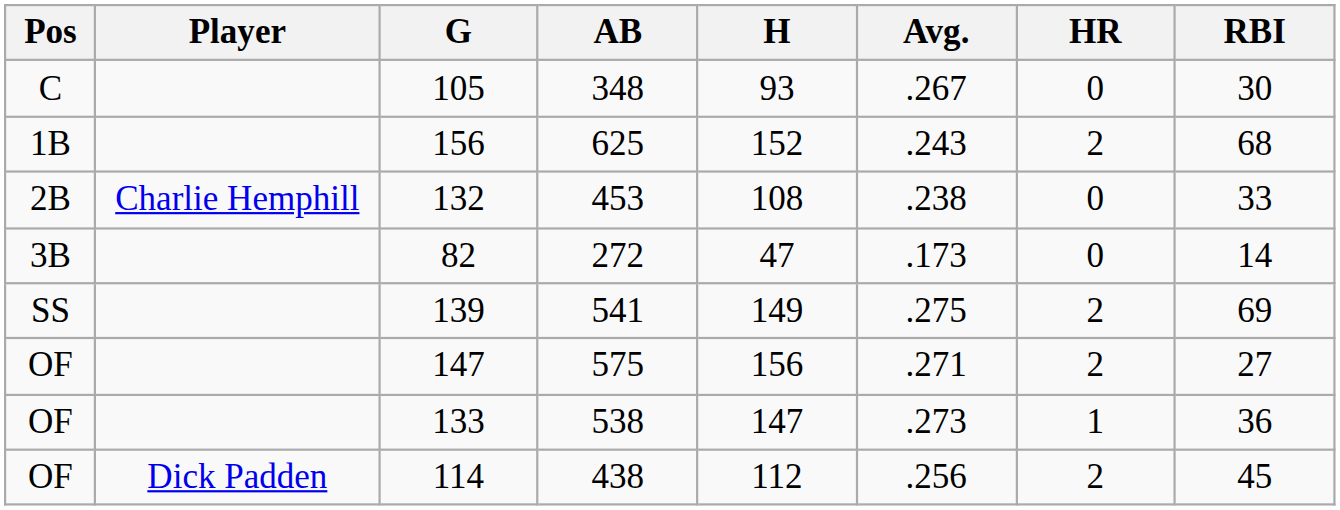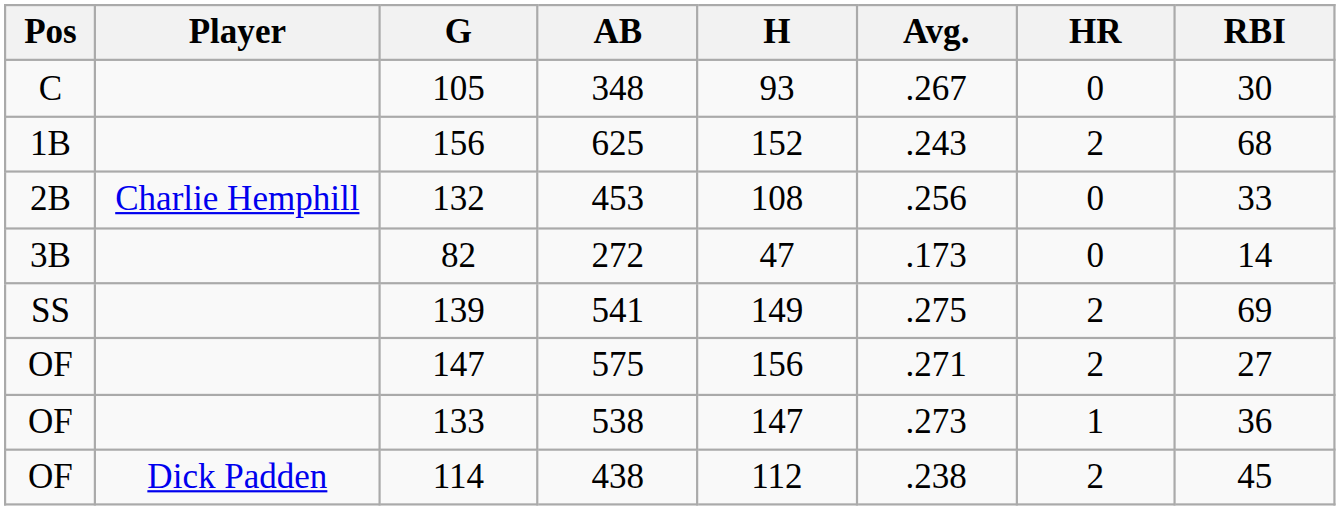(936, 198) .238 -> (936, 198) .256
(936, 476) .256 -> (936, 476) .238
